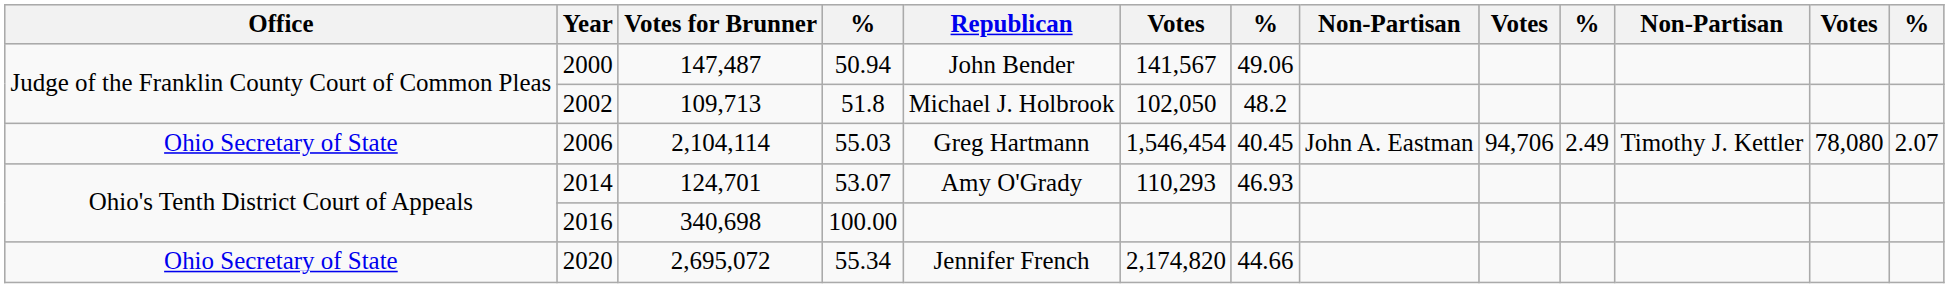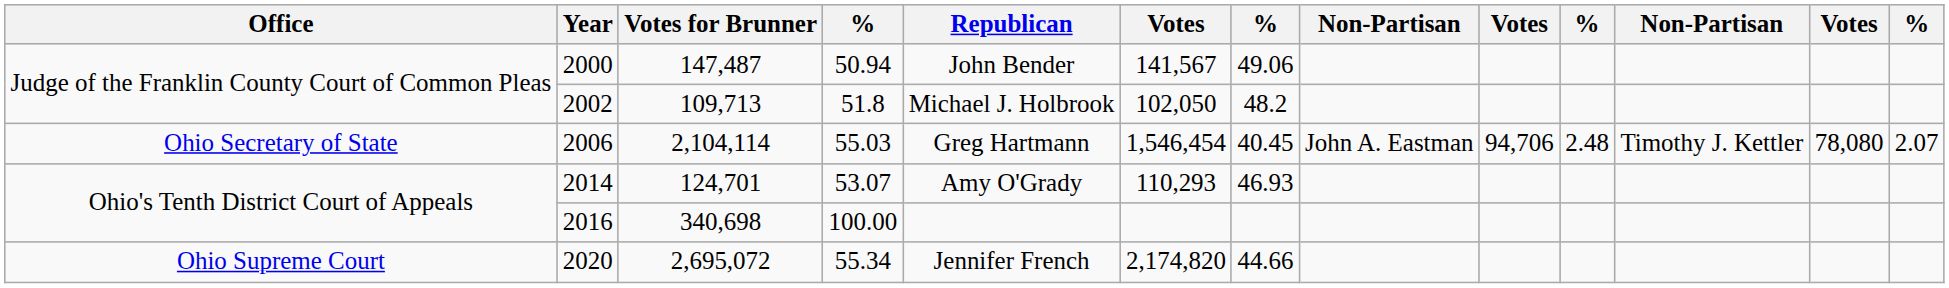(1587, 143) 2.49 -> (1587, 143) 2.48
(281, 261) Ohio Secretary of State -> (281, 261) Ohio Supreme Court
